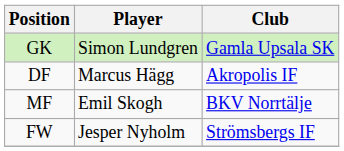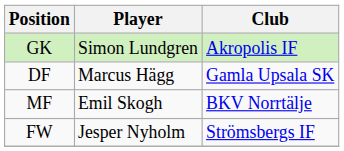(270, 47) Gamla Upsala SK -> (252, 47) Akropolis IF
(252, 75) Akropolis IF -> (270, 75) Gamla Upsala SK
